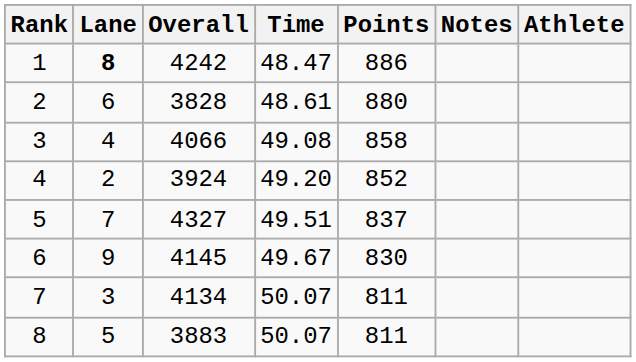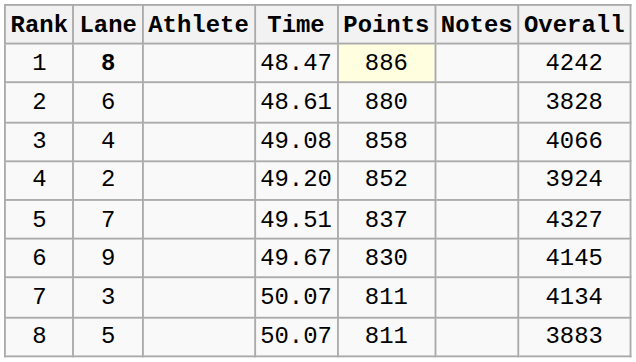columns swapped: (574, 24) <-> (199, 24)
(386, 63) no background -> (386, 63) lightyellow background
